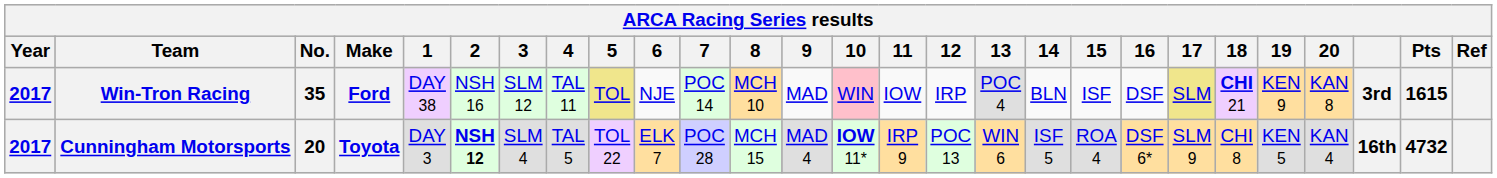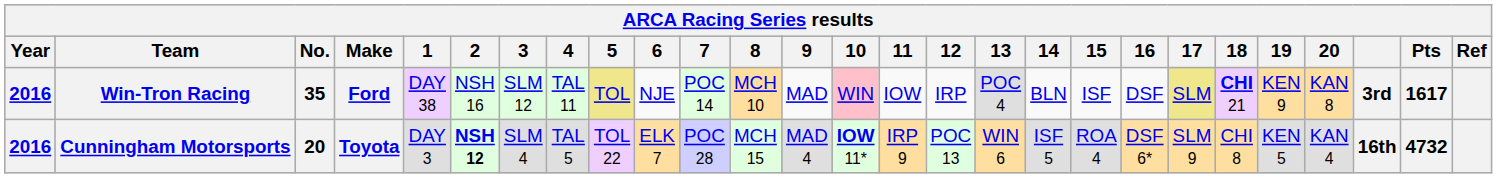(30, 93) 2017 -> (30, 93) 2016
(1426, 93) 1615 -> (1426, 93) 1617
(30, 146) 2017 -> (30, 146) 2016
